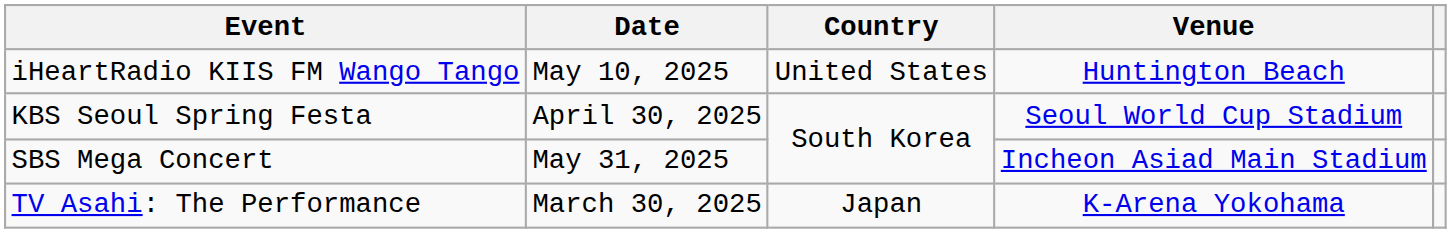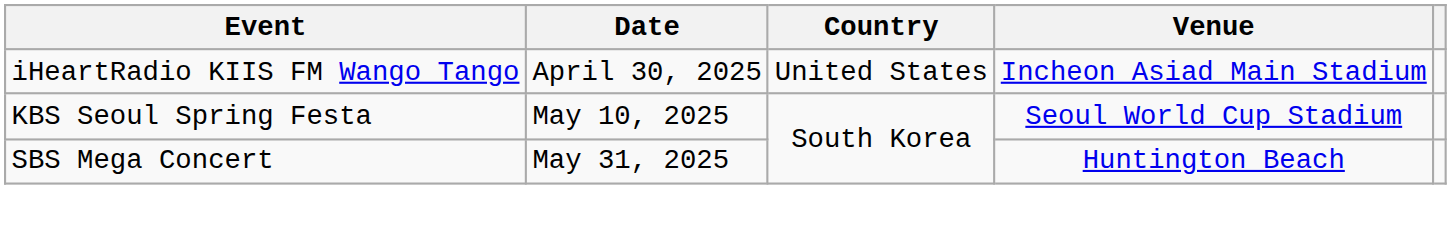(631, 72) May 10, 2025 -> (647, 72) April 30, 2025
(1214, 72) Huntington Beach -> (1214, 72) Incheon Asiad Main Stadium
(647, 116) April 30, 2025 -> (631, 116) May 10, 2025
(1214, 161) Incheon Asiad Main Stadium -> (1214, 161) Huntington Beach
- row: (216, 205)
